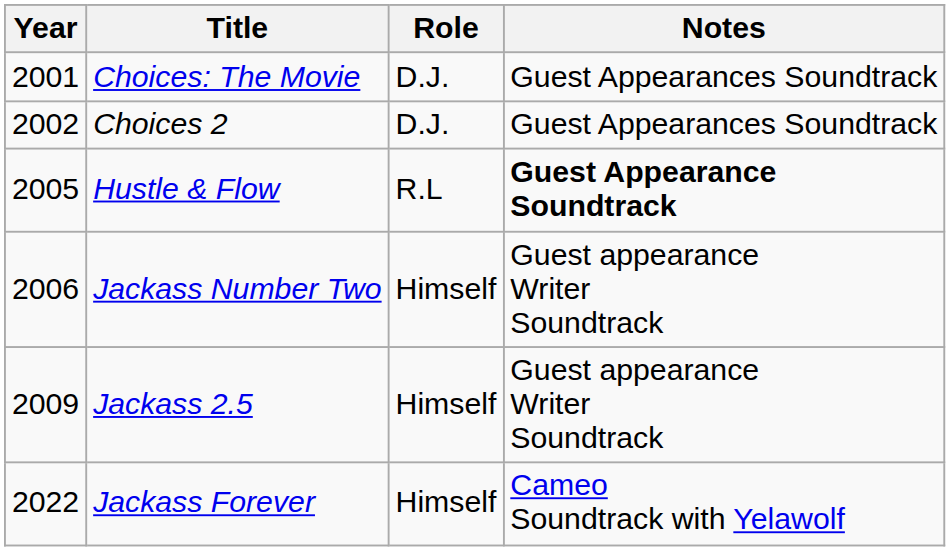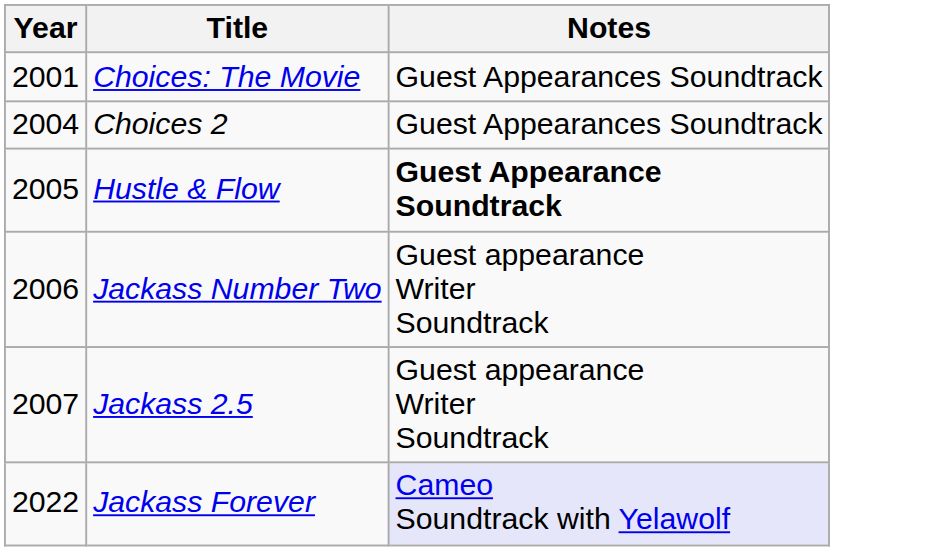- column: (446, 28)
(46, 124) 2002 -> (46, 124) 2004
(46, 404) 2009 -> (46, 404) 2007
(678, 503) no background -> (563, 503) lavender background
